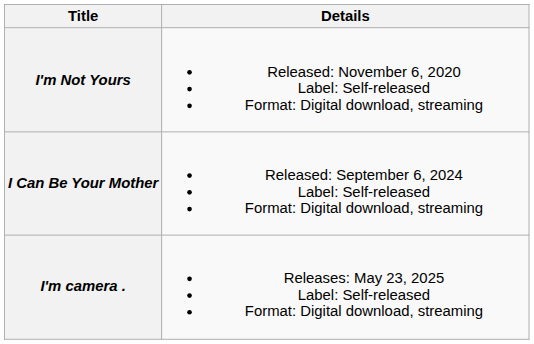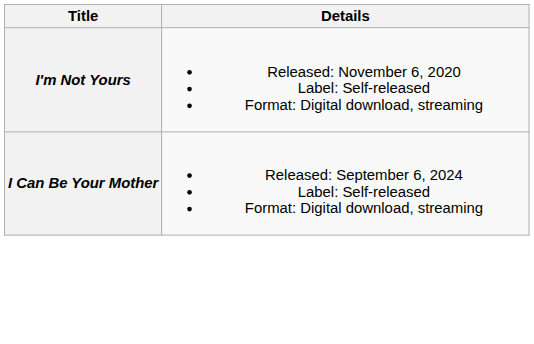- row: (83, 287)
